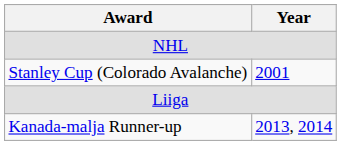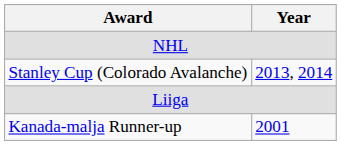(272, 72) 2001 -> (294, 72) 2013, 2014
(294, 126) 2013, 2014 -> (272, 126) 2001
